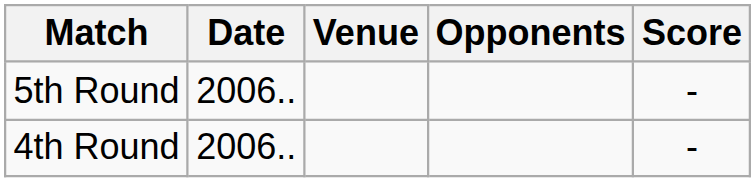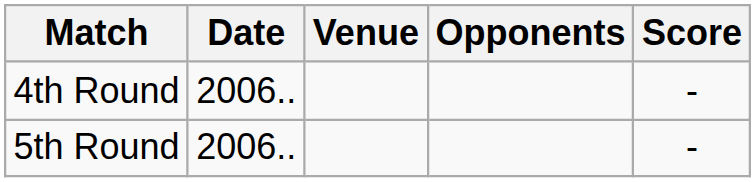rows swapped: (96, 147) <-> (96, 90)
